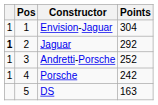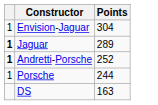- column: (26, 12)
(128, 44) 292 -> (105, 44) 289
(10, 59) normal -> (10, 59) bold
(128, 75) 242 -> (105, 75) 244
